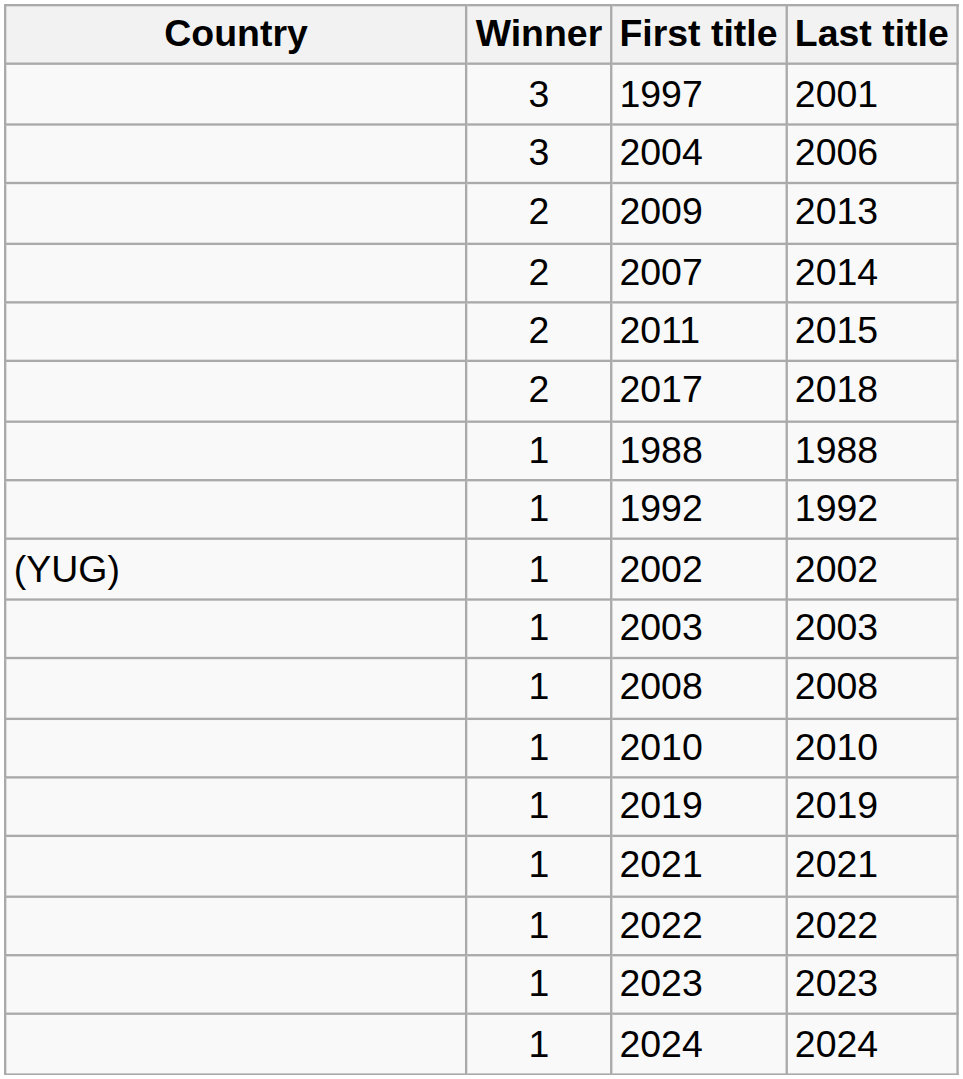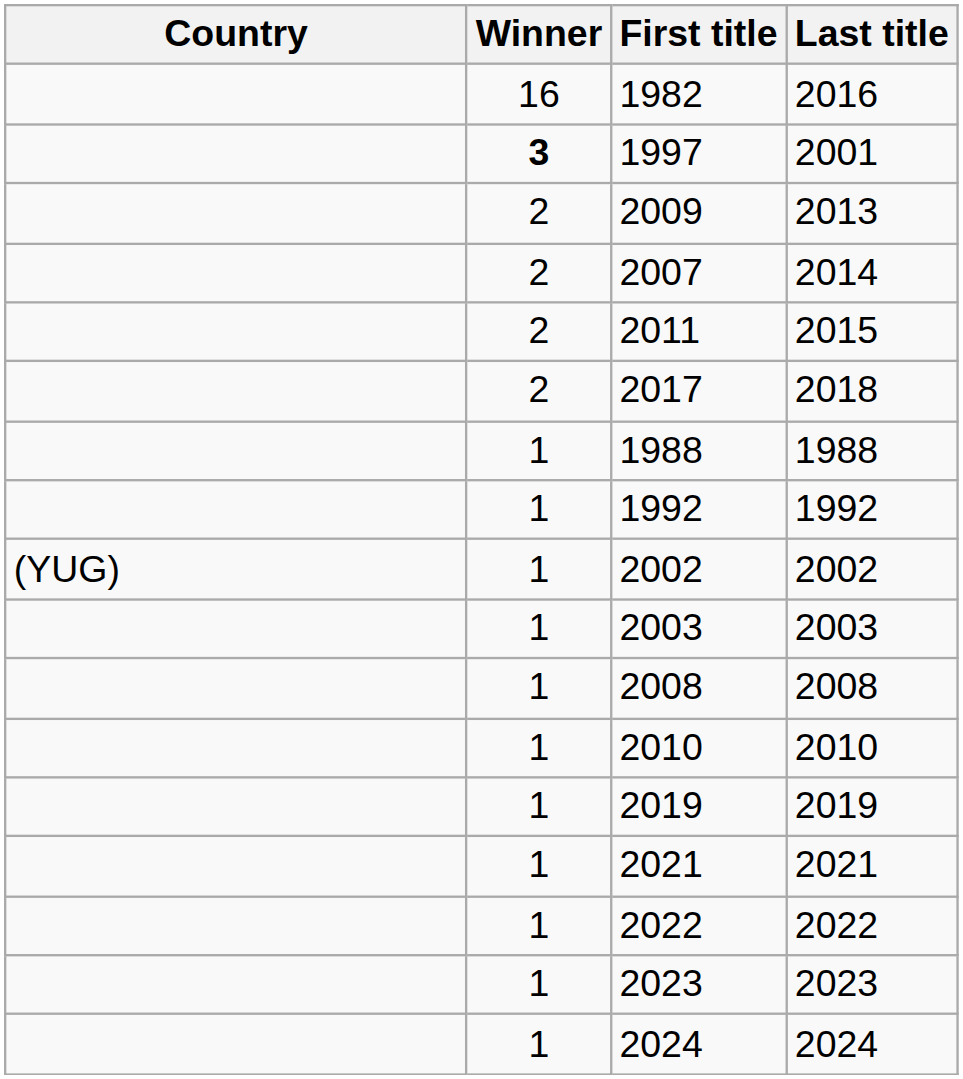+ row: (661, 93)
(539, 93) normal -> (539, 152) bold
- row: (661, 152)
